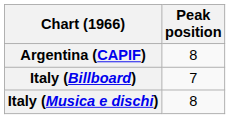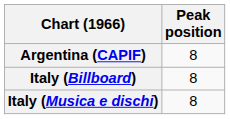(193, 78) 7 -> (193, 78) 8
